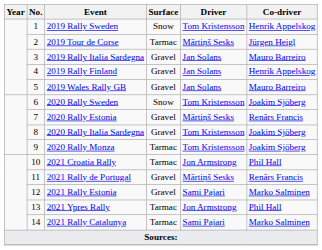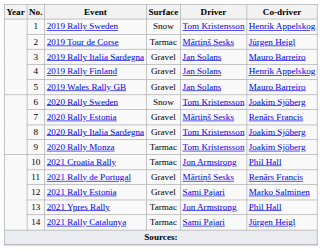(279, 222) Marko Salminen -> (272, 222) Jürgen Heigl
